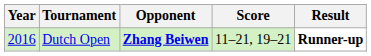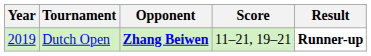(22, 39) 2016 -> (22, 39) 2019
